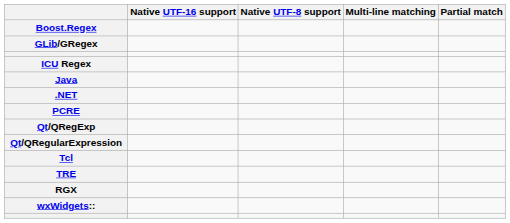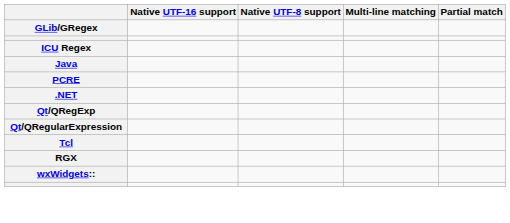- row: (66, 28)
rows swapped: (66, 95) <-> (66, 111)
- row: (66, 174)
